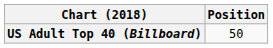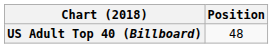(236, 34) 50 -> (236, 34) 48
